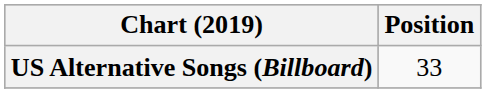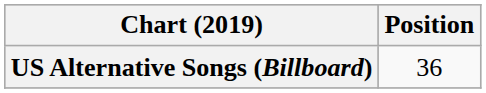(429, 66) 33 -> (429, 66) 36
